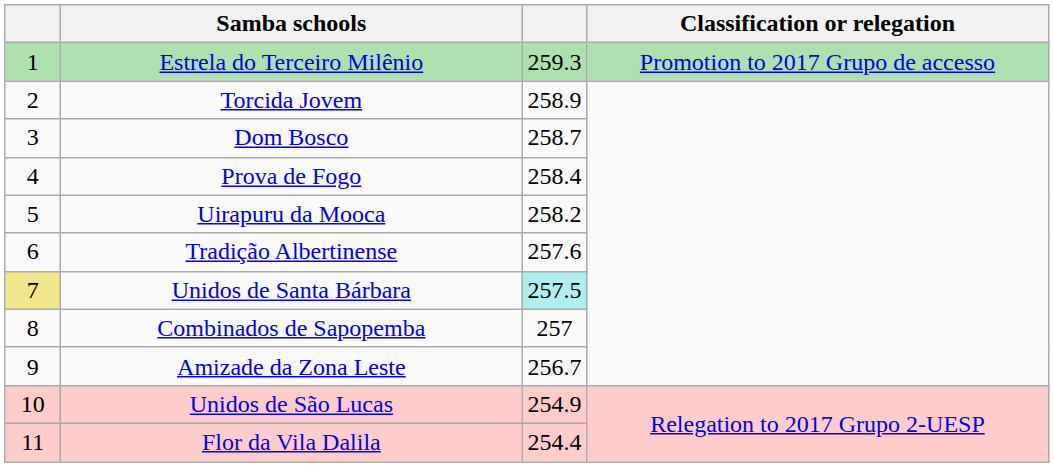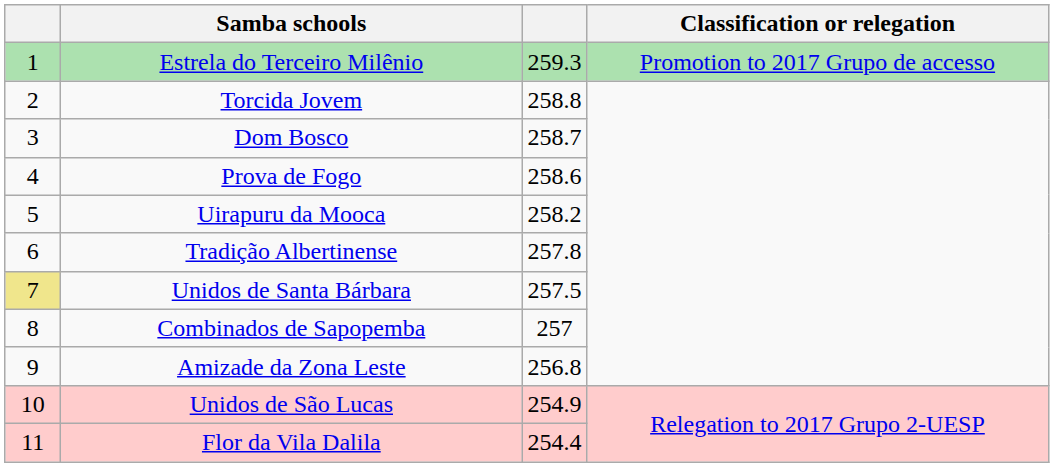(554, 99) 258.9 -> (554, 99) 258.8
(554, 175) 258.4 -> (554, 175) 258.6
(554, 251) 257.6 -> (554, 251) 257.8
(554, 289) paleturquoise background -> (554, 289) no background
(554, 366) 256.7 -> (554, 366) 256.8
